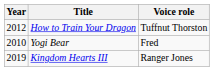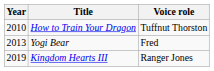(16, 27) 2012 -> (16, 27) 2010
(16, 43) 2010 -> (16, 43) 2013
